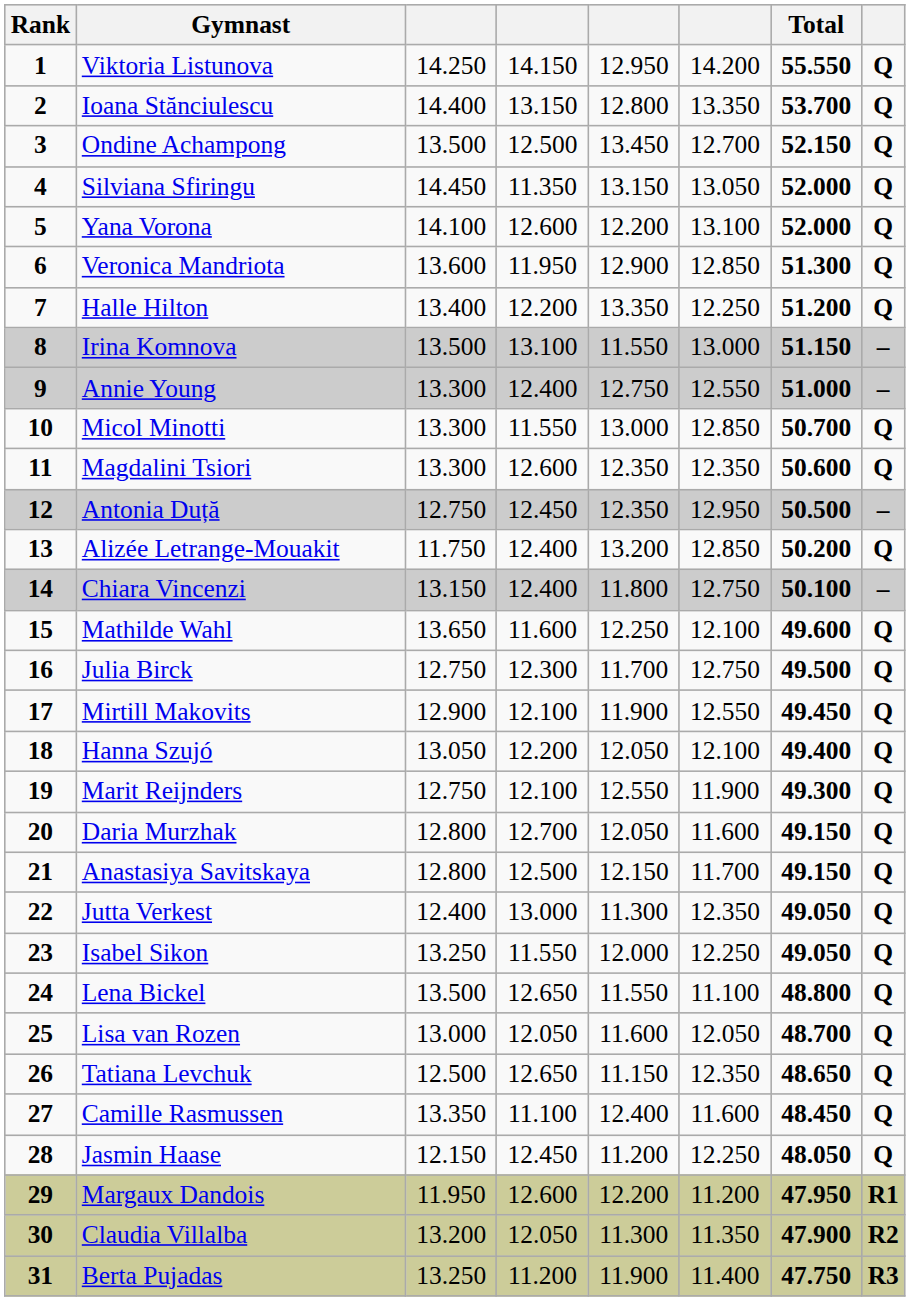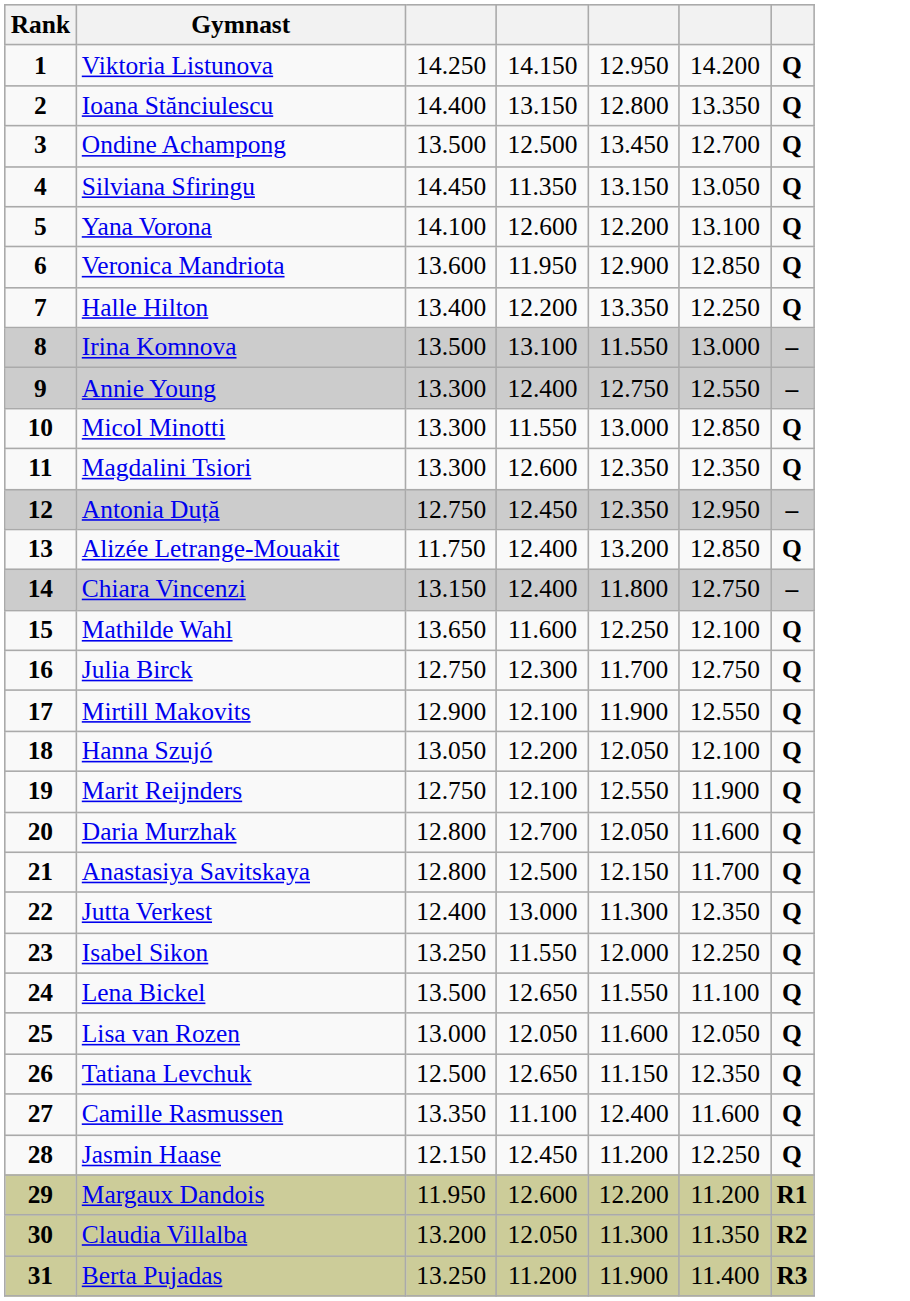- column: (816, 24)
